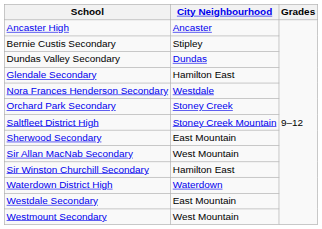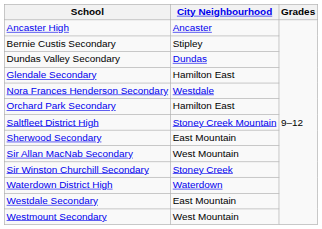(203, 106) Stoney Creek -> (204, 106) Hamilton East
(204, 169) Hamilton East -> (203, 169) Stoney Creek
